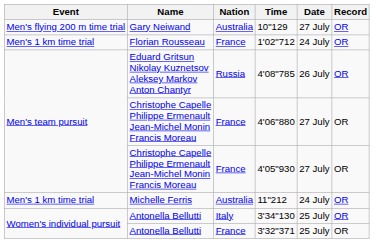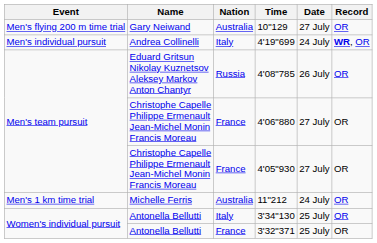- row: (276, 42)
+ row: (276, 42)
